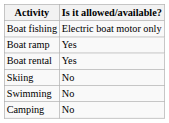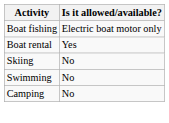- row: (28, 45)
